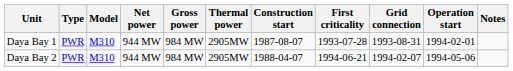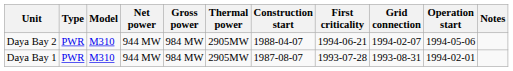rows swapped: (32, 41) <-> (32, 58)
